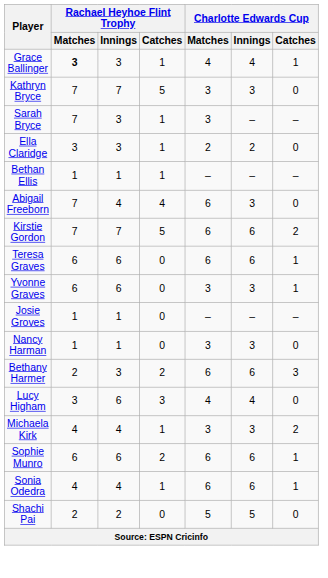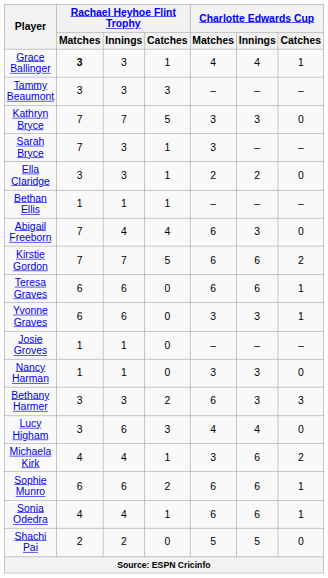+ row: (30, 91)
(75, 373) 2 -> (80, 401) 3
(252, 373) 6 -> (257, 401) 3
(252, 429) 3 -> (257, 457) 6
